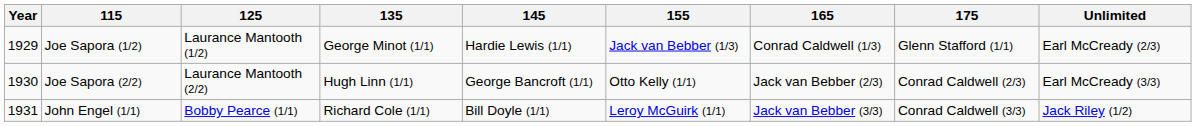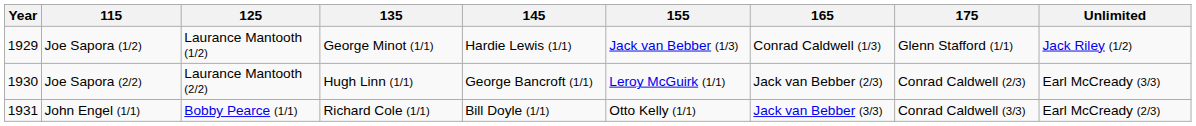(1101, 45) Earl McCready (2/3) -> (1087, 45) Jack Riley (1/2)
(653, 82) Otto Kelly (1/1) -> (667, 82) Leroy McGuirk (1/1)
(667, 111) Leroy McGuirk (1/1) -> (653, 111) Otto Kelly (1/1)
(1087, 111) Jack Riley (1/2) -> (1101, 111) Earl McCready (2/3)
